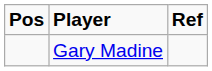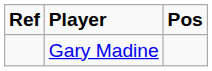columns swapped: (27, 19) <-> (187, 19)
